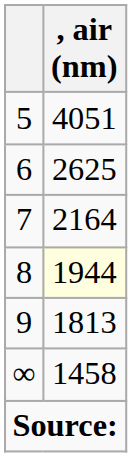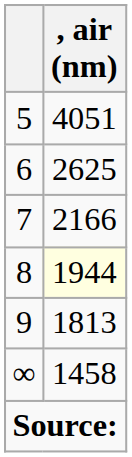(84, 220) 2164 -> (84, 220) 2166
